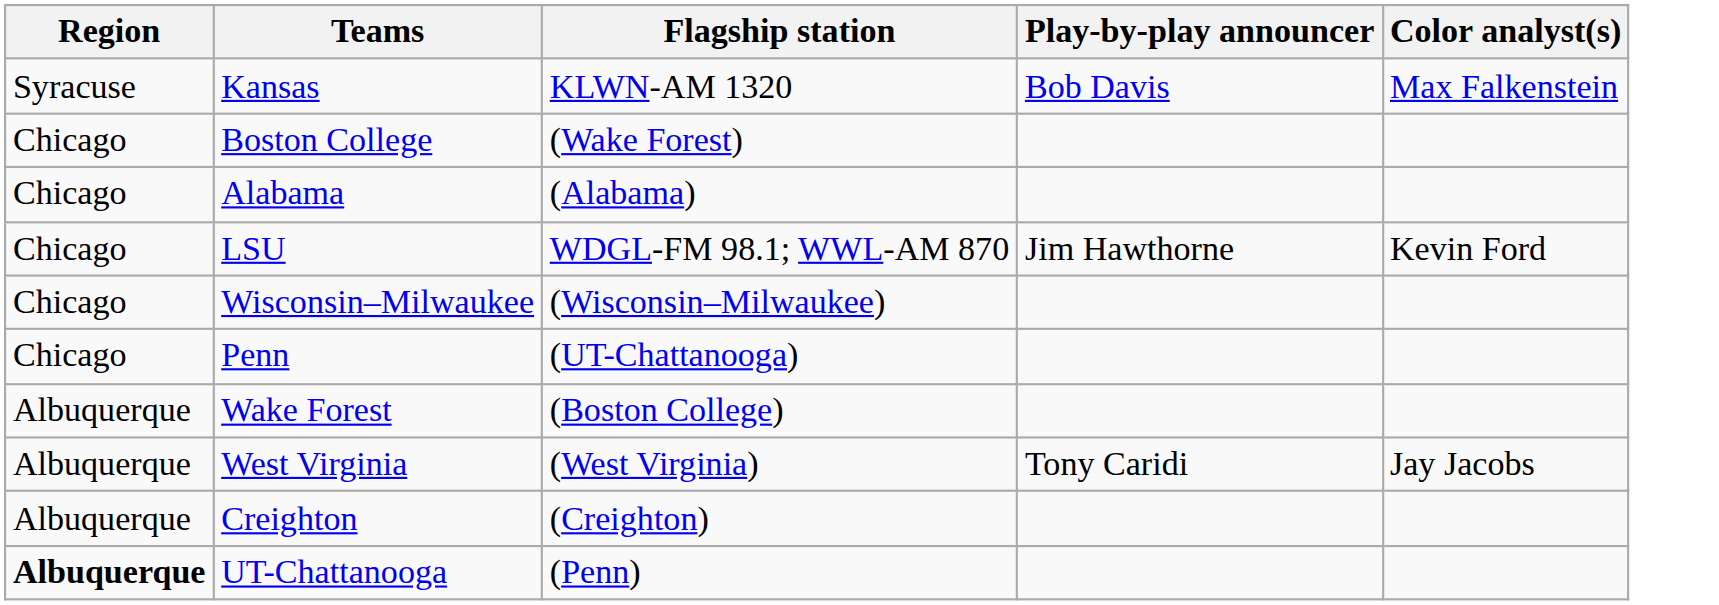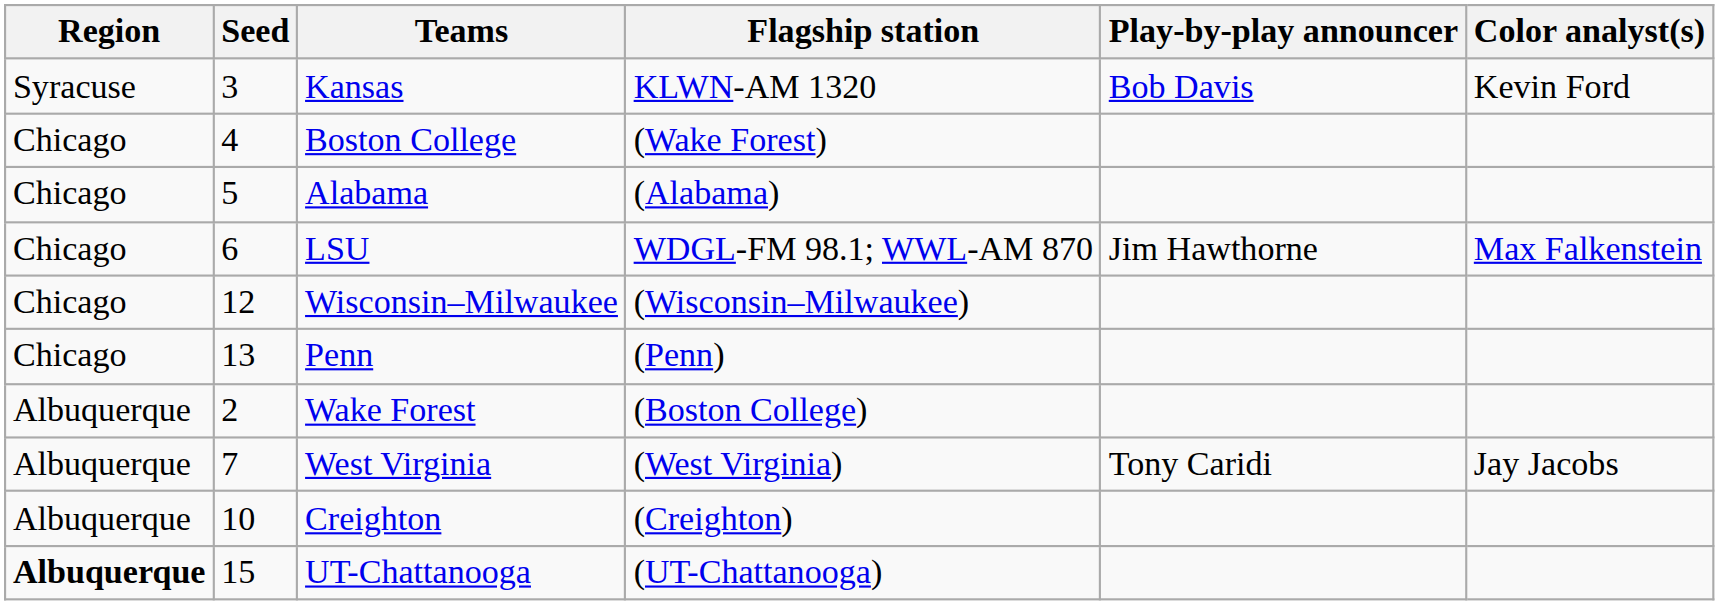+ column: (255, 31)
(1504, 85) Max Falkenstein -> (1552, 85) Kevin Ford
(1468, 247) Kevin Ford -> (1588, 247) Max Falkenstein
(674, 355) (UT-Chattanooga) -> (679, 355) (Penn)
(595, 572) (Penn) -> (758, 572) (UT-Chattanooga)
